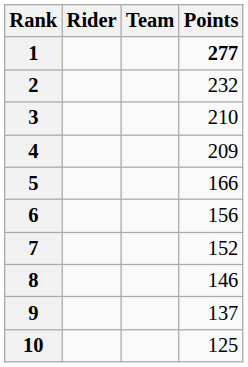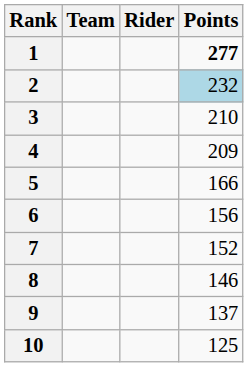columns swapped: (92, 20) <-> (150, 20)
(223, 85) no background -> (223, 85) lightblue background
